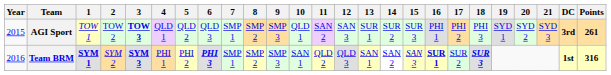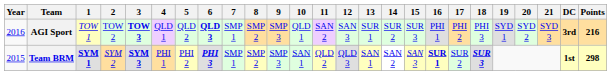(16, 32) 2015 -> (16, 32) 2016
(210, 32) normal -> (210, 32) bold
(592, 32) 261 -> (593, 32) 216
(16, 57) 2016 -> (16, 57) 2015
(592, 57) 316 -> (593, 57) 298
